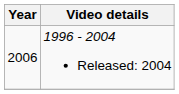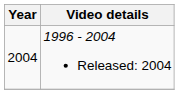(22, 57) 2006 -> (22, 57) 2004
